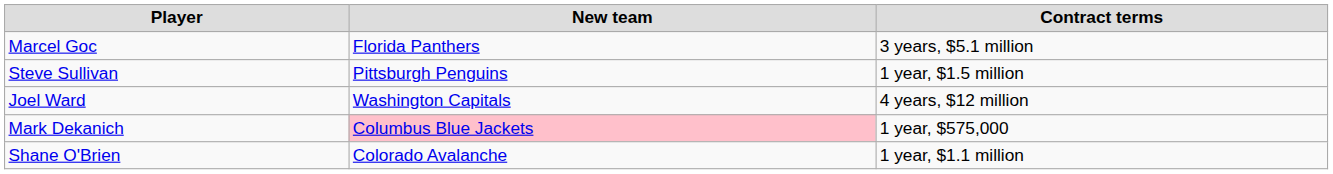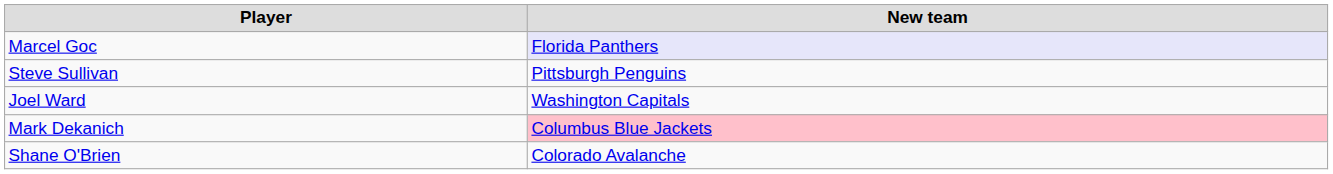- column: (1102, 18)
(416, 45) no background -> (595, 45) lavender background
